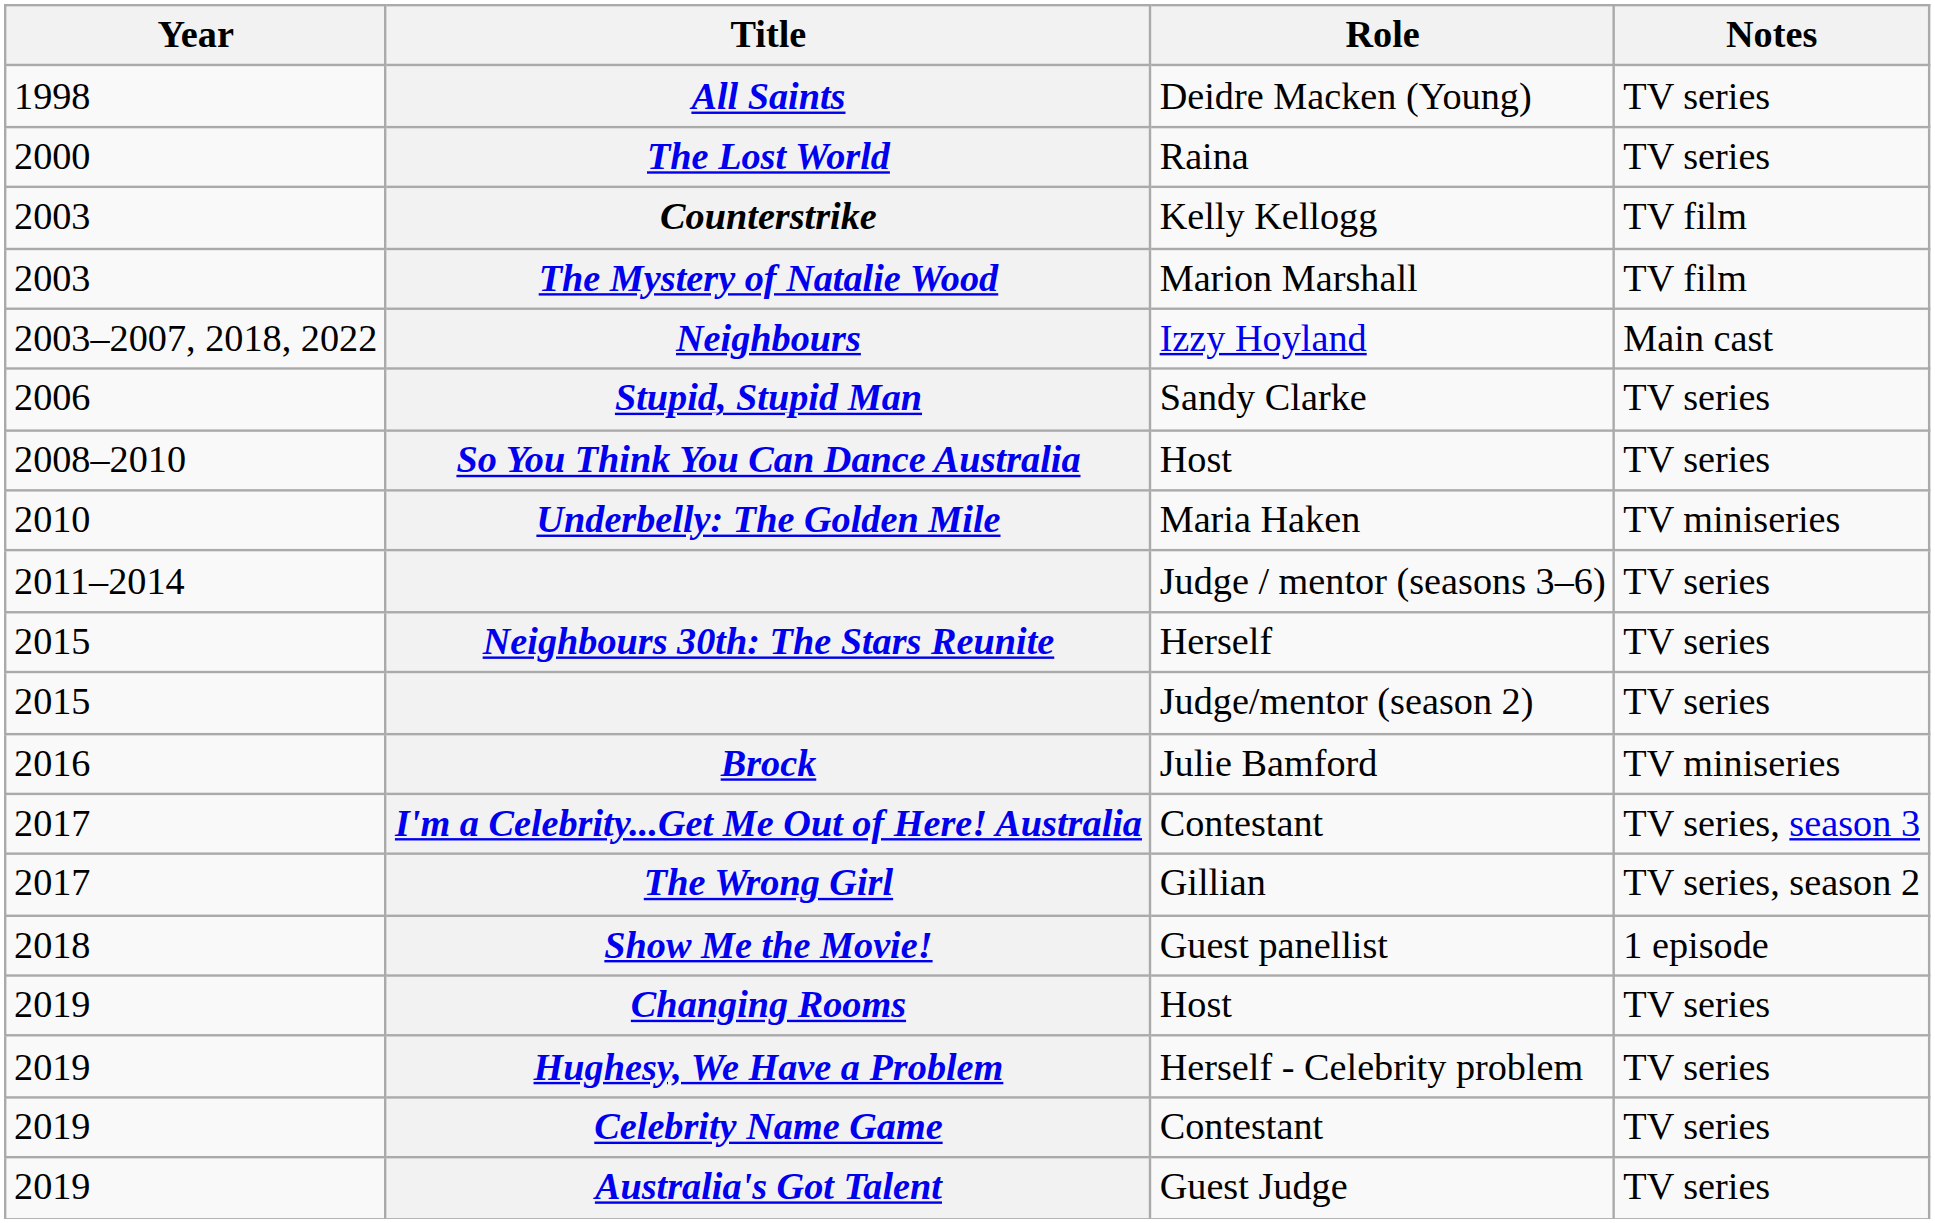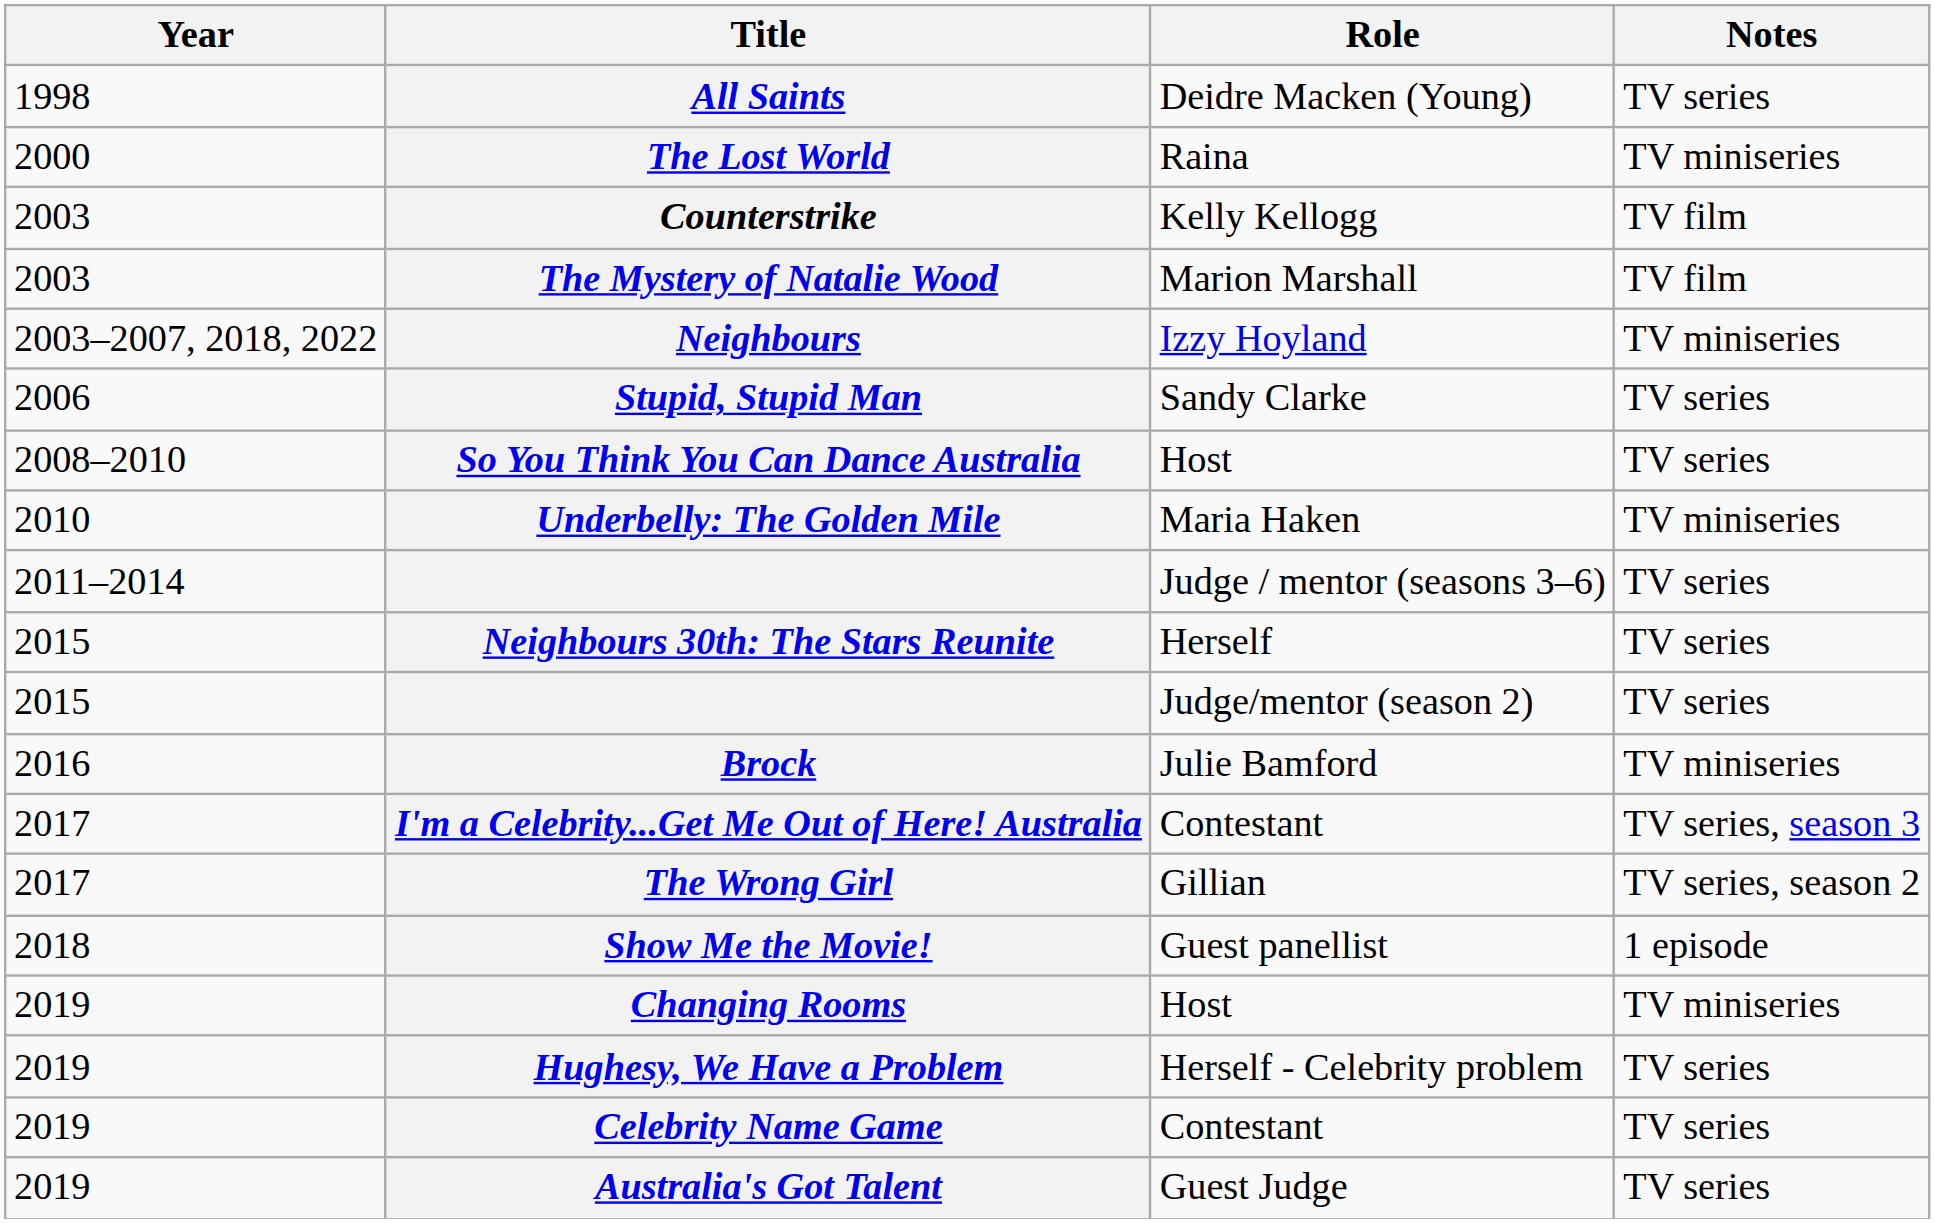(1697, 156) TV series -> (1732, 156) TV miniseries
(1698, 338) Main cast -> (1732, 338) TV miniseries
(1697, 1005) TV series -> (1732, 1005) TV miniseries
